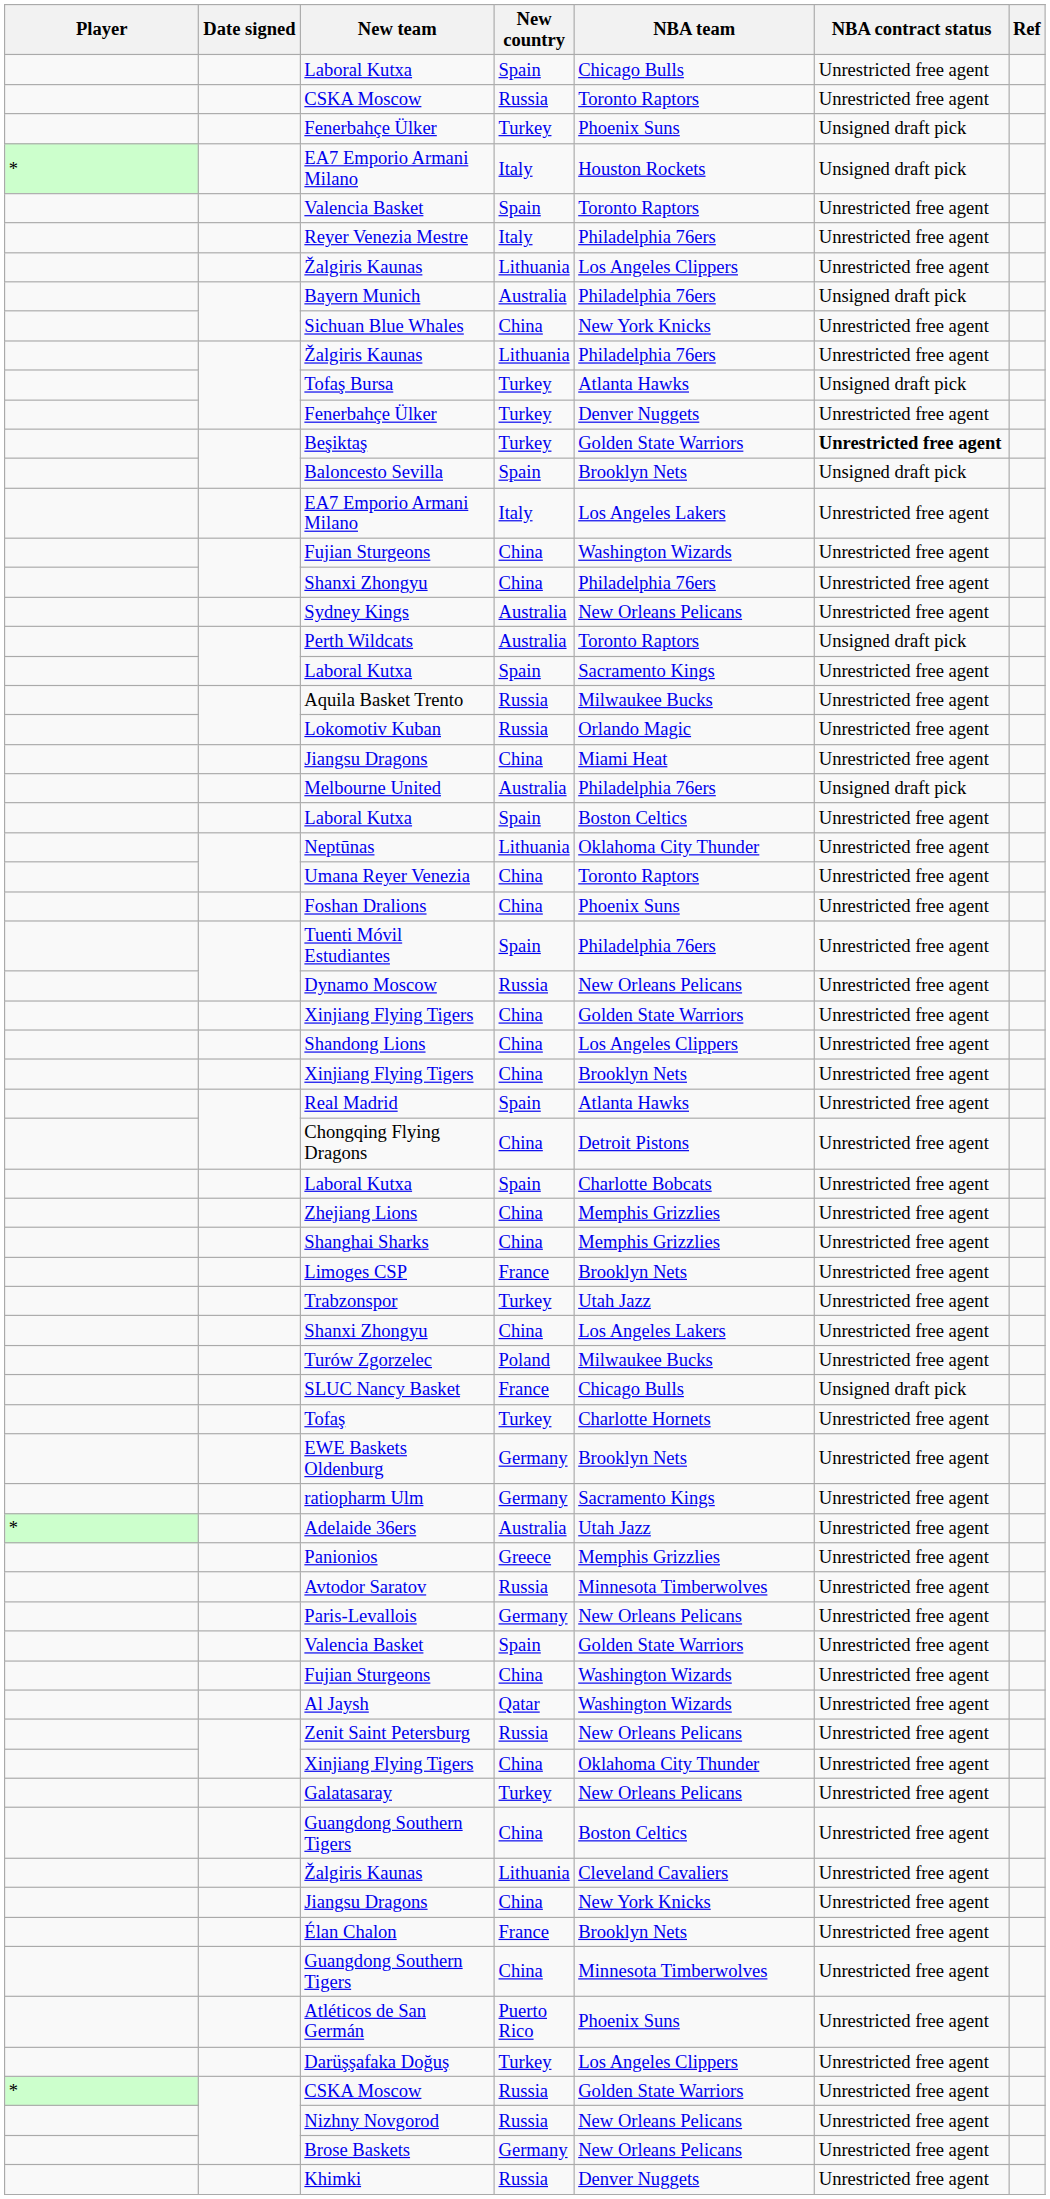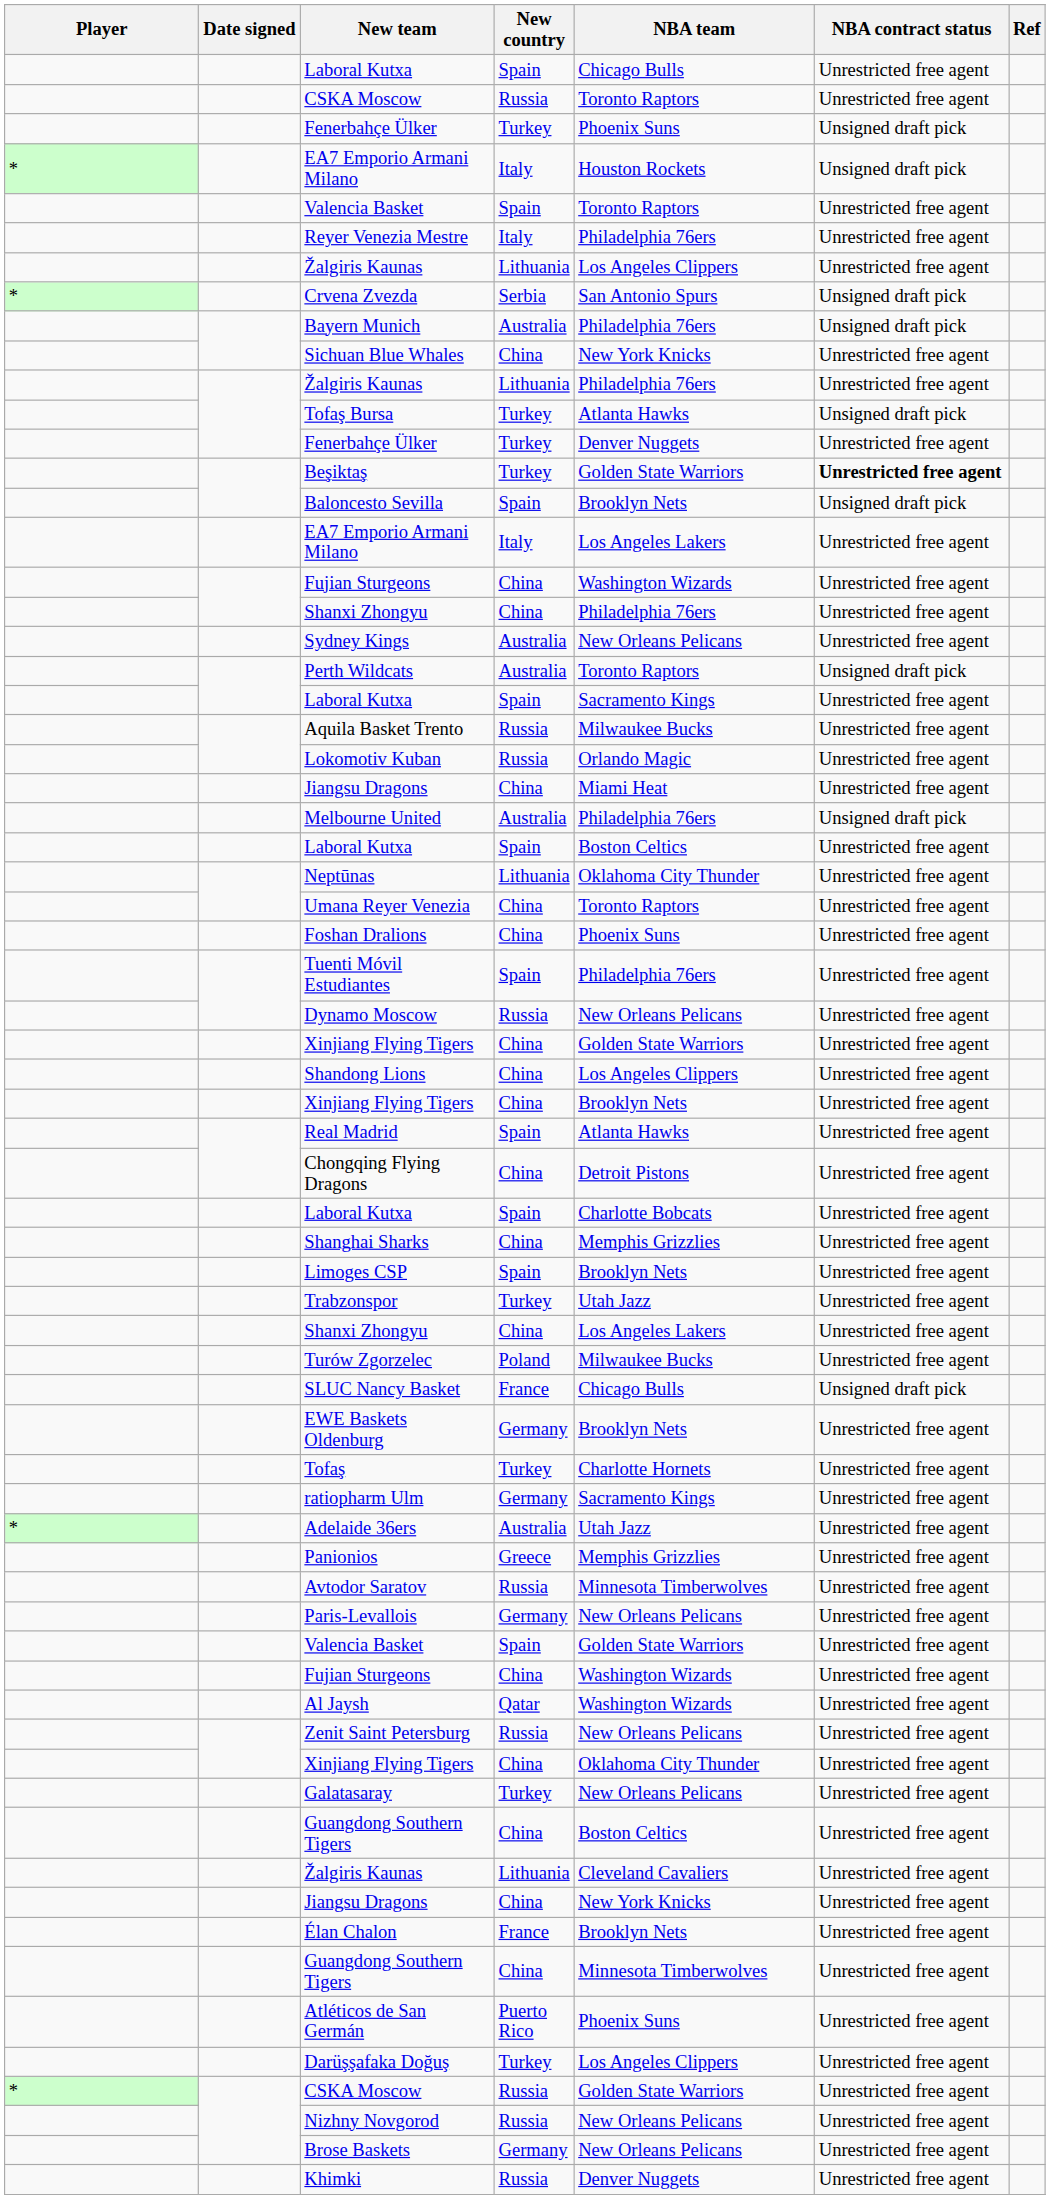+ row: (13, 296)
- row: (102, 1213)
(524, 1271) France -> (520, 1271) Spain
rows swapped: (102, 1419) <-> (102, 1459)
